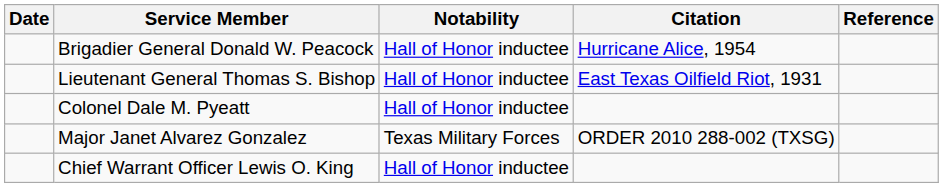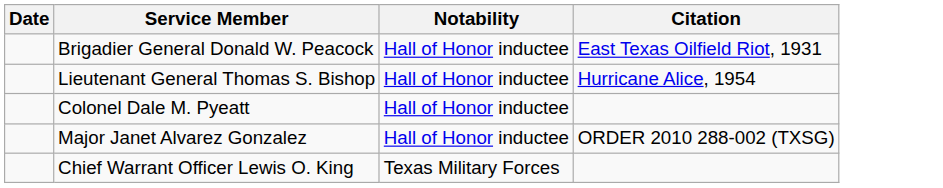- column: (889, 19)
(667, 49) Hurricane Alice, 1954 -> (700, 49) East Texas Oilfield Riot, 1931
(700, 78) East Texas Oilfield Riot, 1931 -> (667, 78) Hurricane Alice, 1954
(472, 138) Texas Military Forces -> (476, 138) Hall of Honor inductee
(476, 167) Hall of Honor inductee -> (472, 167) Texas Military Forces
